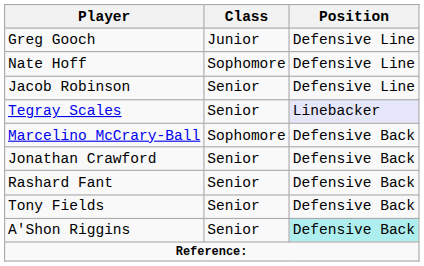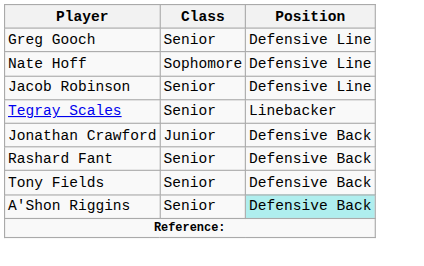(233, 40) Junior -> (190, 40) Senior
(336, 111) lavender background -> (293, 111) no background
- row: (104, 135)
(233, 159) Senior -> (190, 135) Junior
